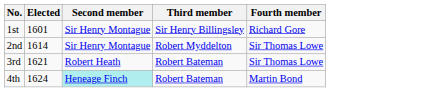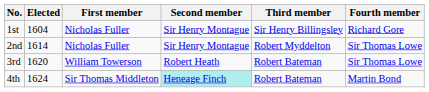+ column: (112, 12)
(38, 29) 1601 -> (38, 29) 1604
(38, 62) 1621 -> (38, 62) 1620
